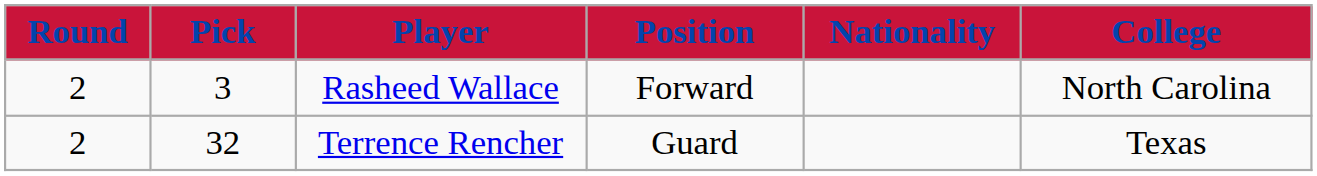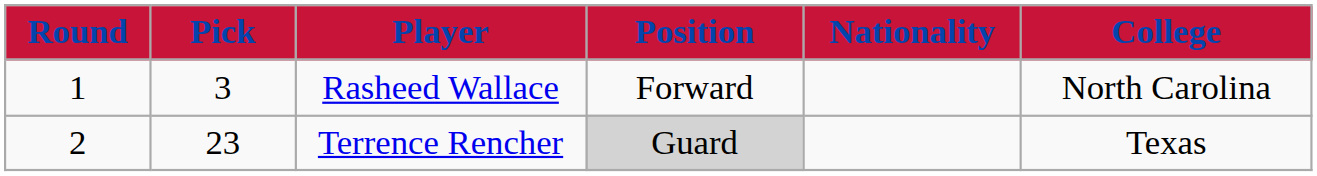(78, 87) 2 -> (78, 87) 1
(223, 142) 32 -> (223, 142) 23
(695, 142) no background -> (695, 142) lightgrey background
